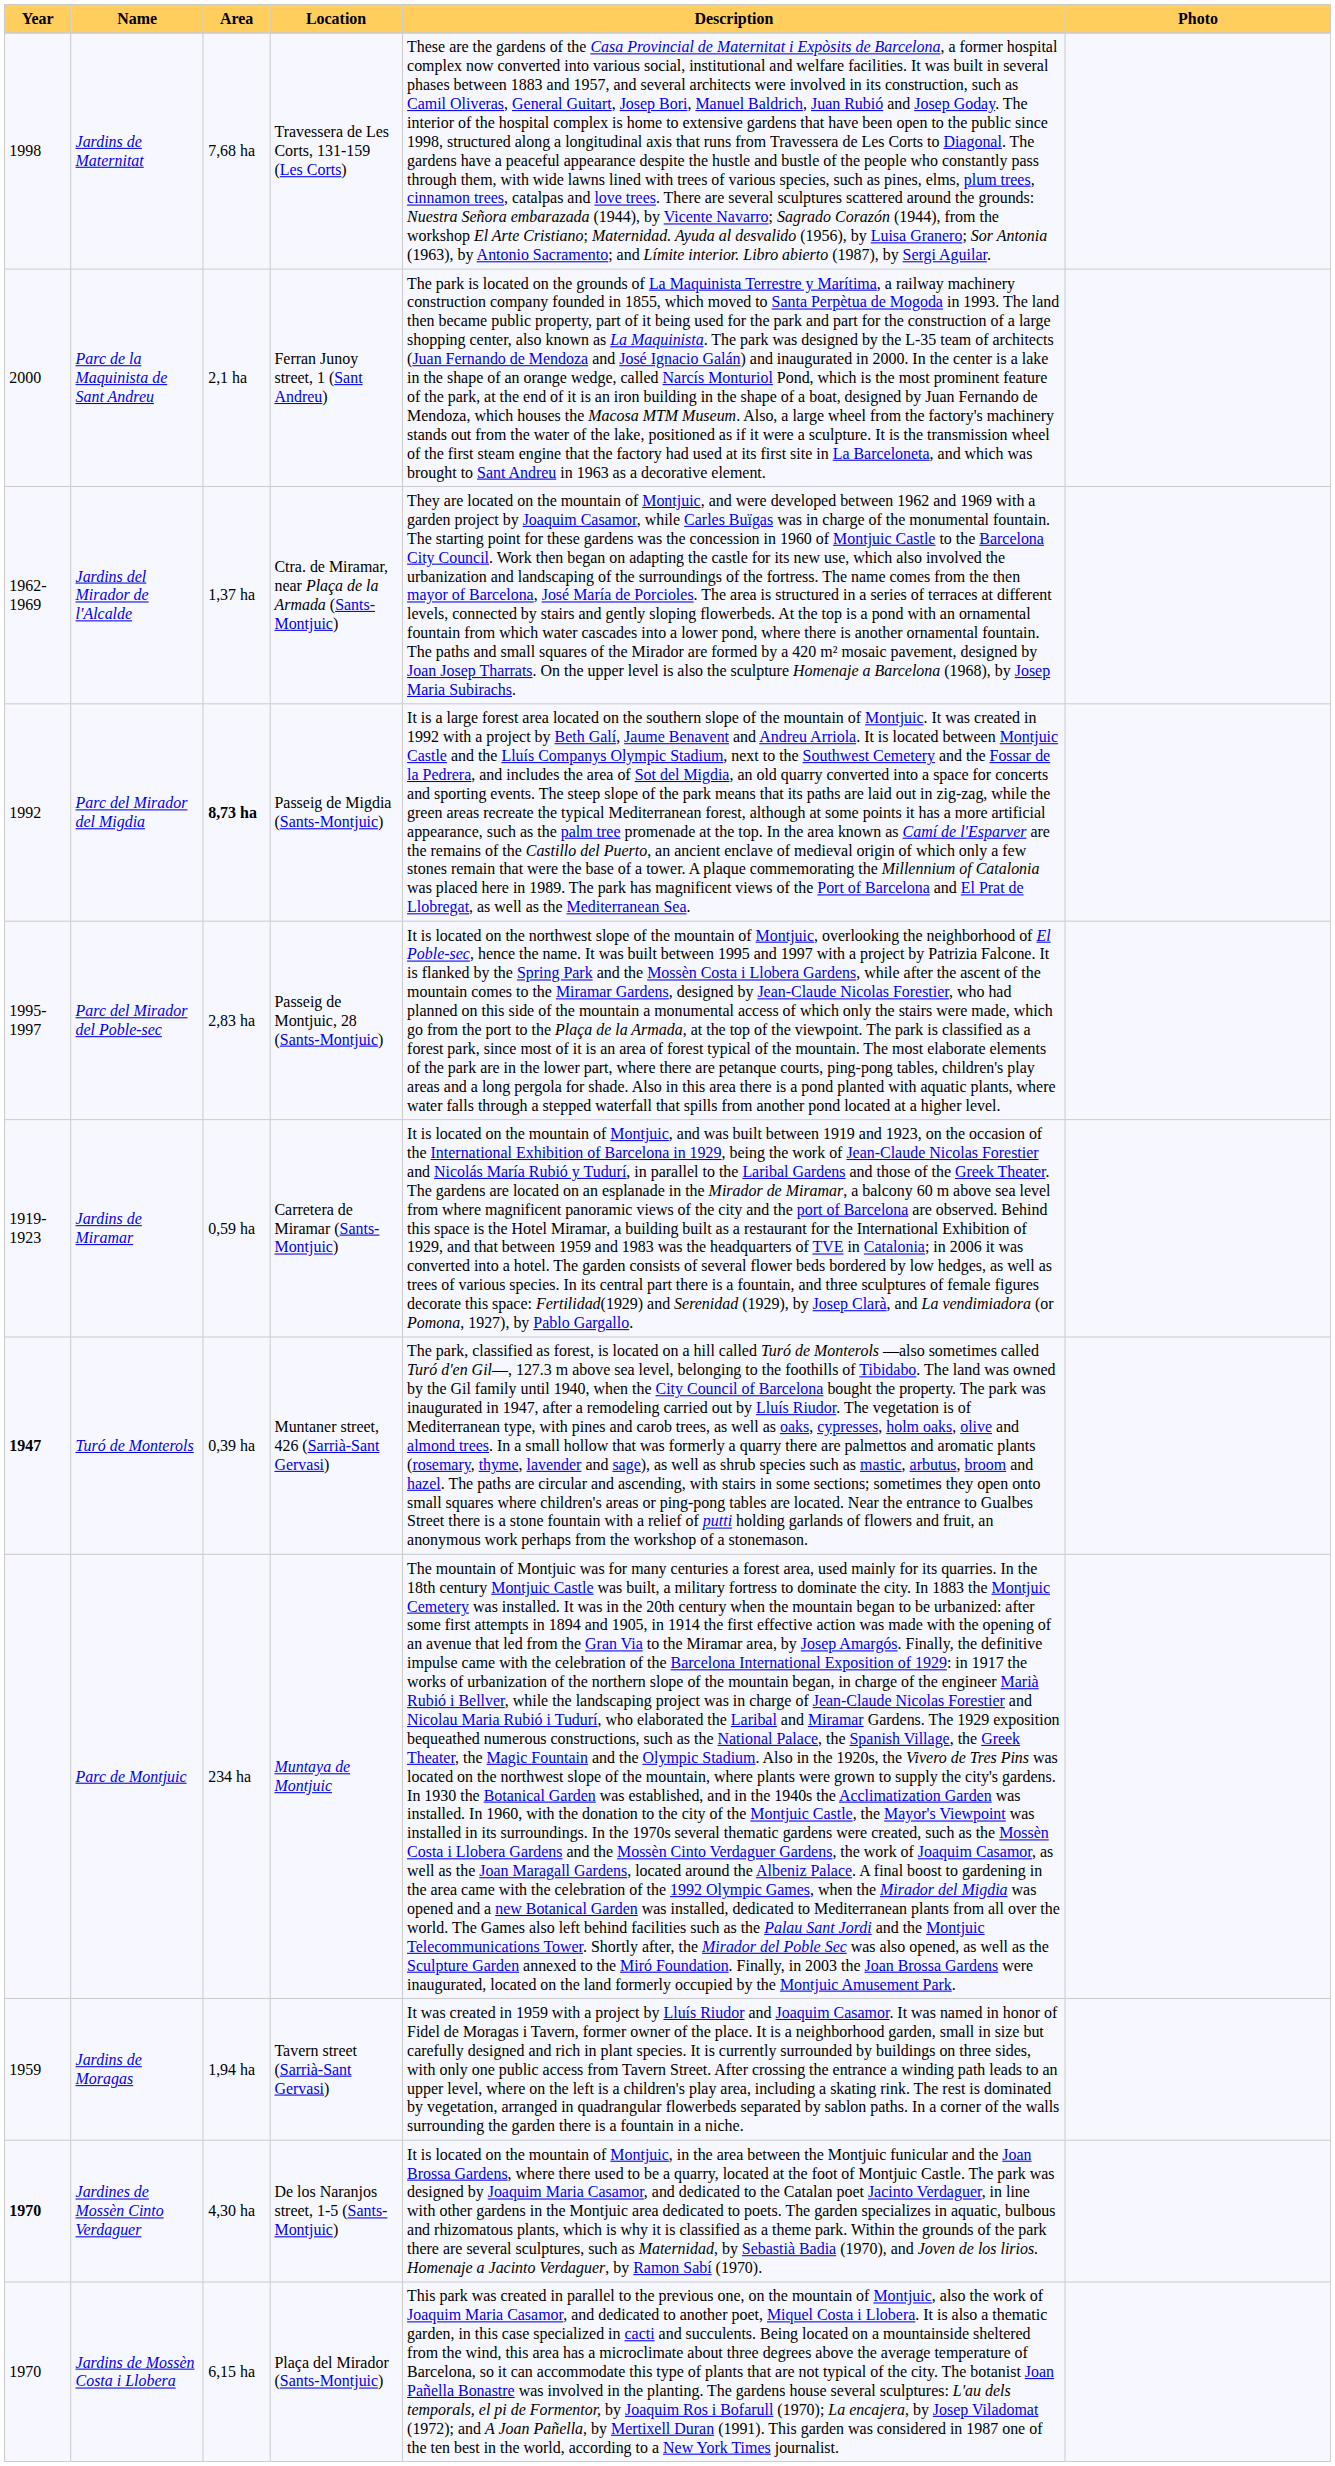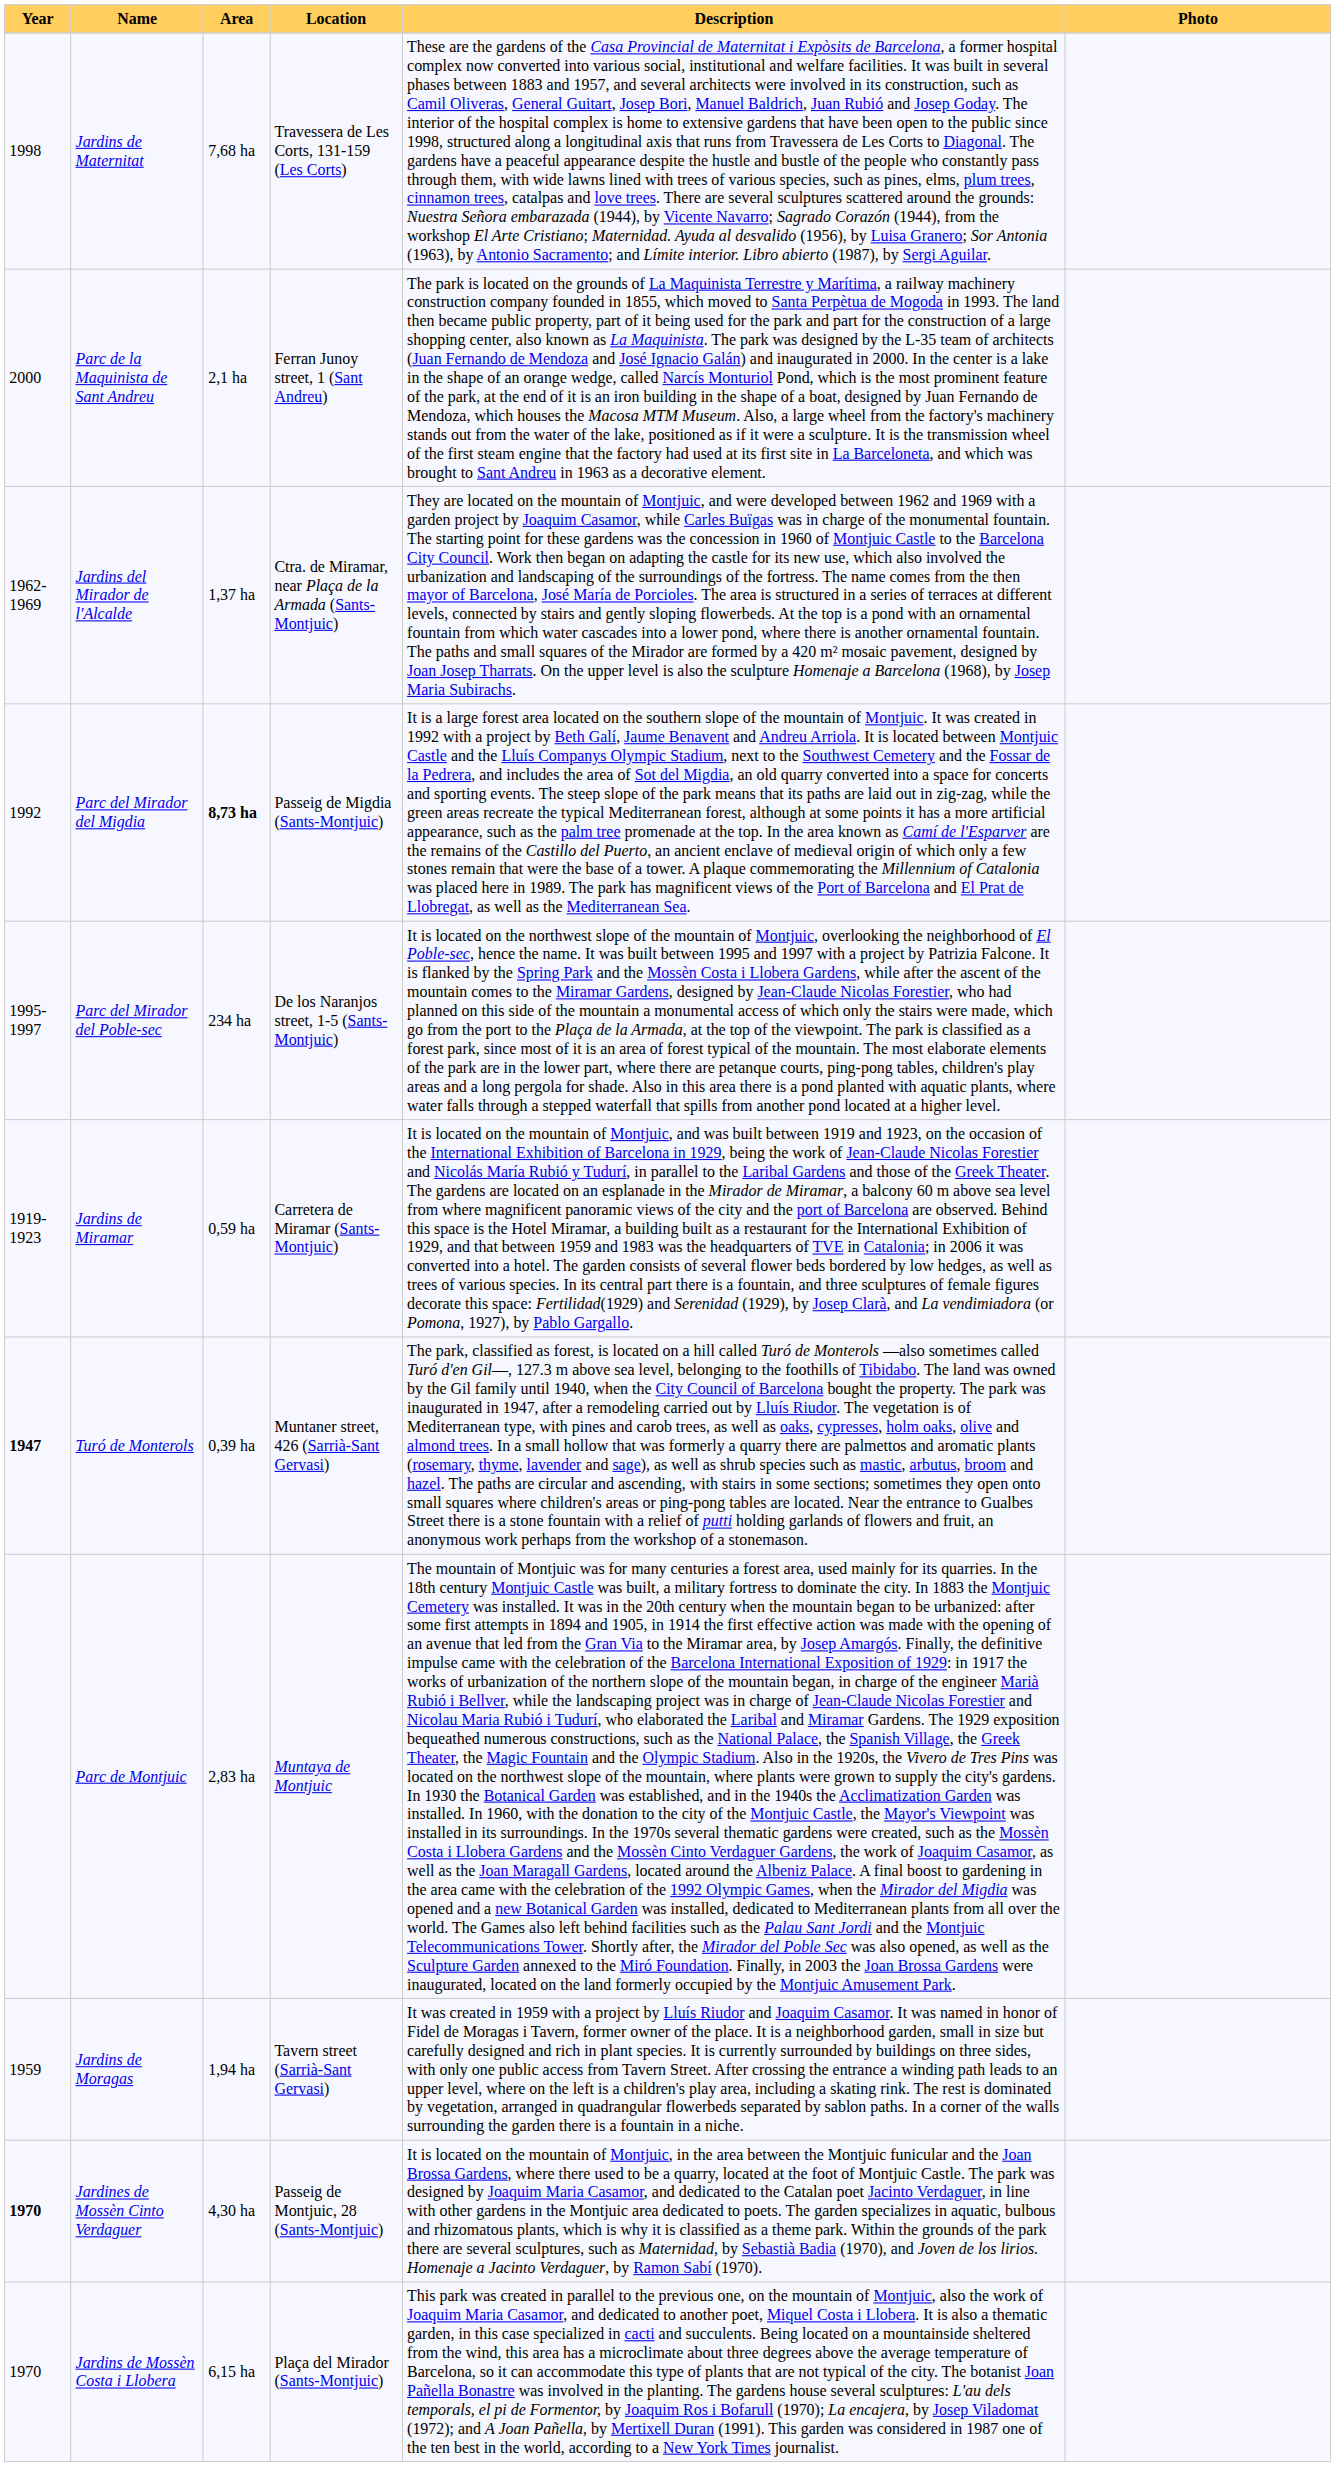(232, 1020) 2,83 ha -> (230, 1020) 234 ha
(329, 1020) Passeig de Montjuic, 28 (Sants-Montjuic) -> (331, 1020) De los Naranjos street, 1-5 (Sants-Montjuic)
(230, 1776) 234 ha -> (232, 1776) 2,83 ha
(331, 2211) De los Naranjos street, 1-5 (Sants-Montjuic) -> (329, 2211) Passeig de Montjuic, 28 (Sants-Montjuic)
